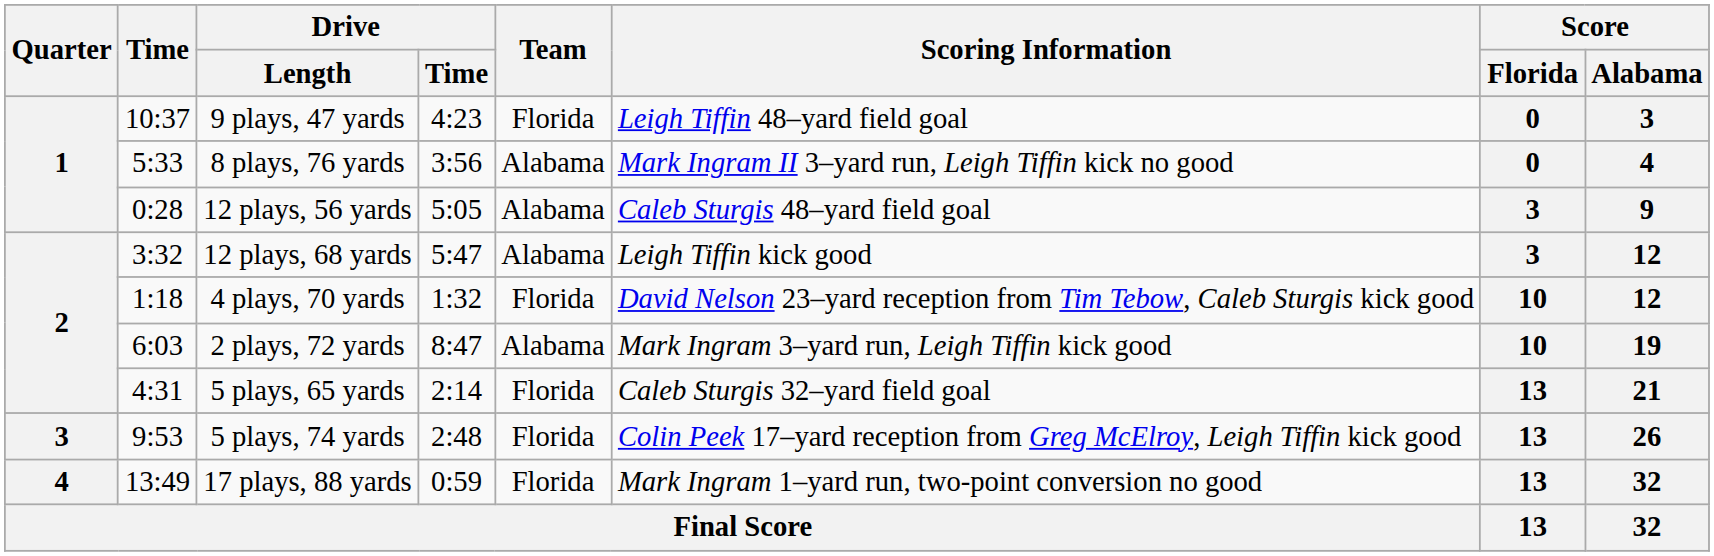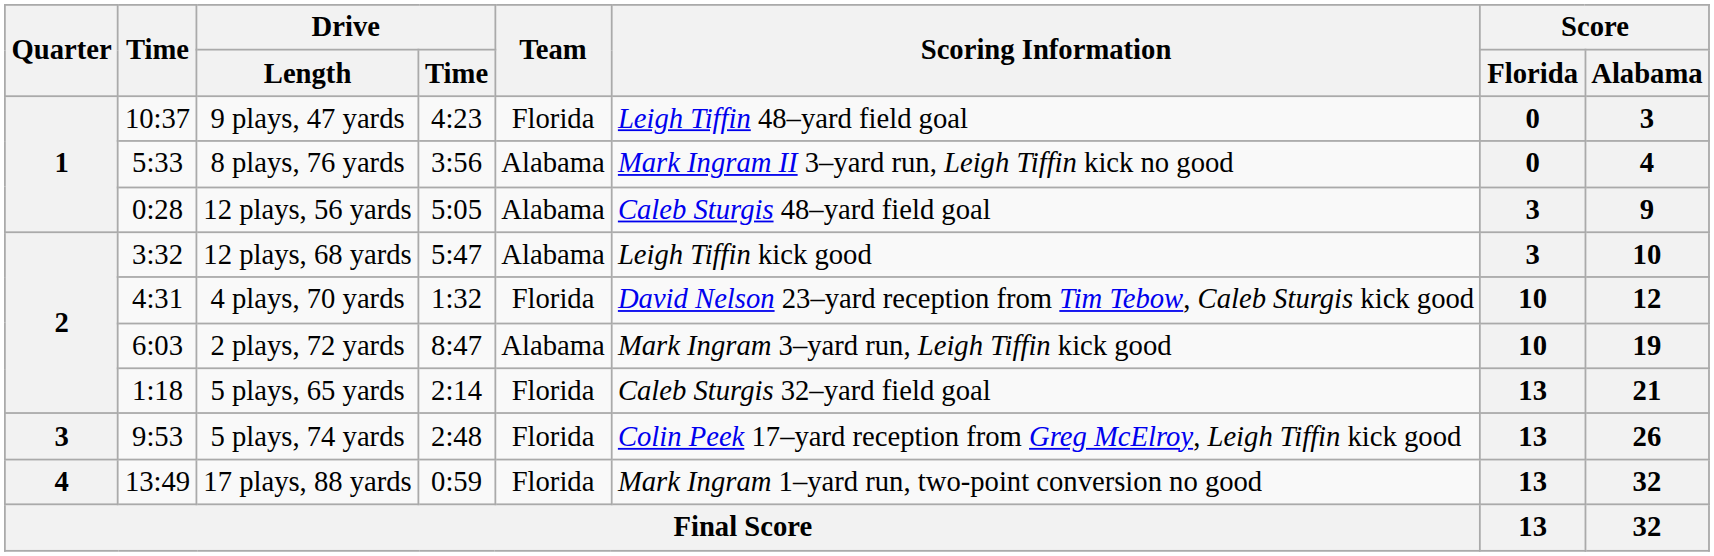(1647, 254) 12 -> (1647, 254) 10
(158, 299) 1:18 -> (158, 299) 4:31
(158, 390) 4:31 -> (158, 390) 1:18
